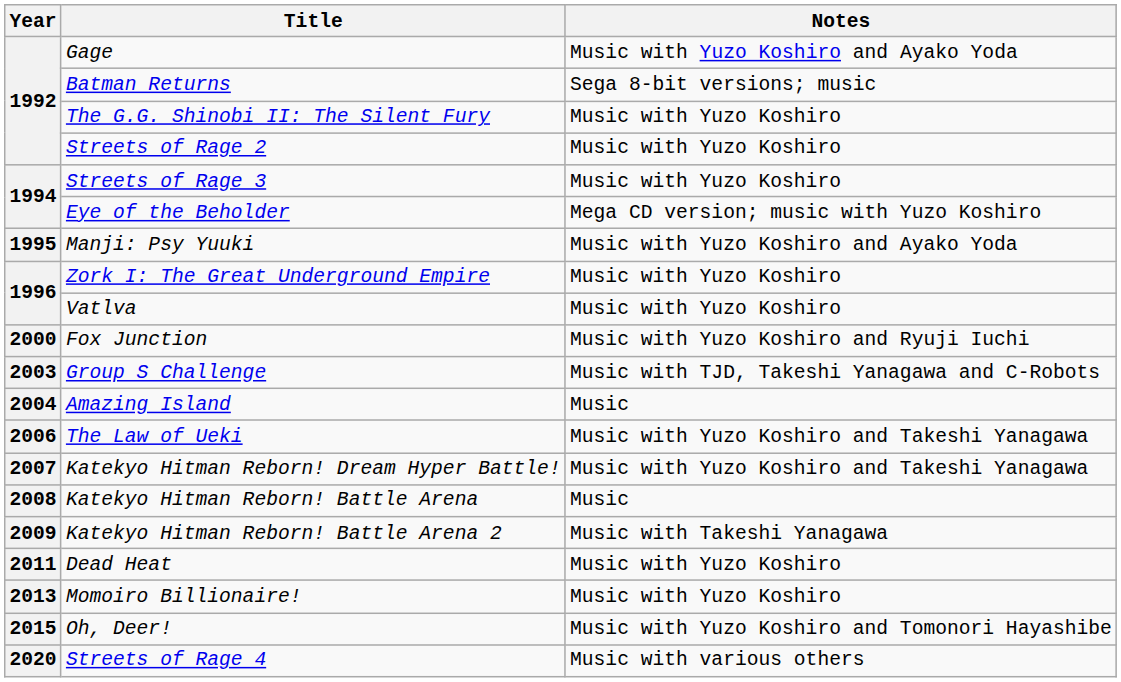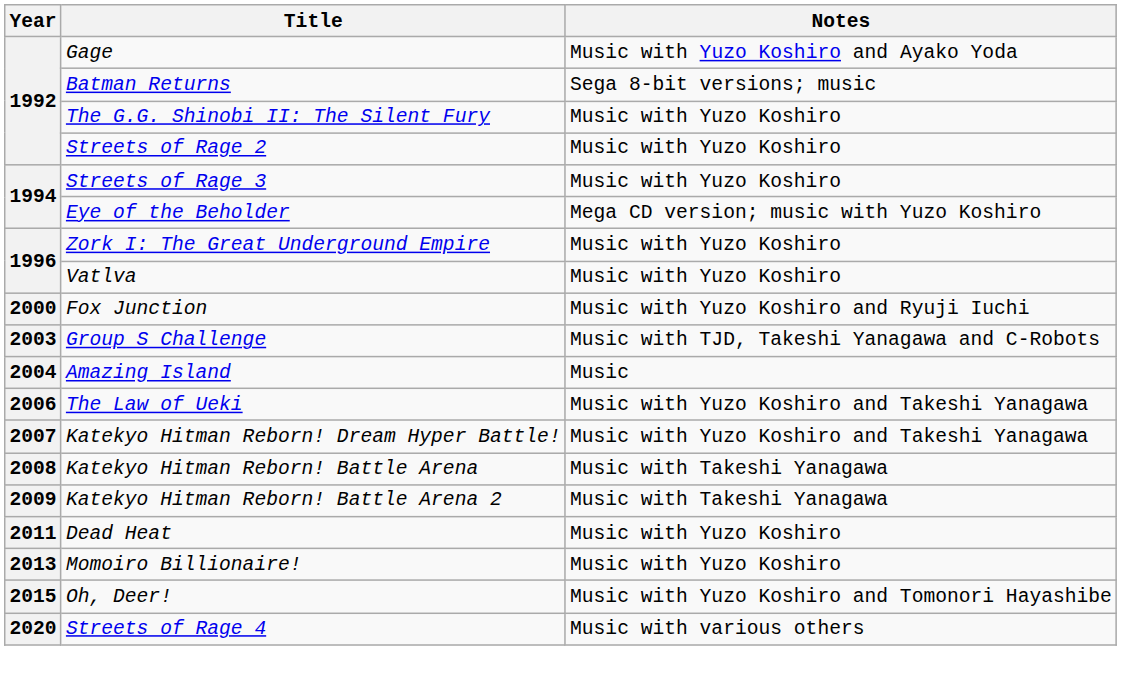- row: (160, 245)
(599, 501) Music -> (729, 469) Music with Takeshi Yanagawa
